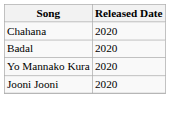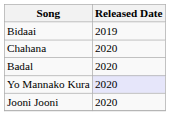+ row: (22, 31)
(106, 66) no background -> (106, 84) lavender background
